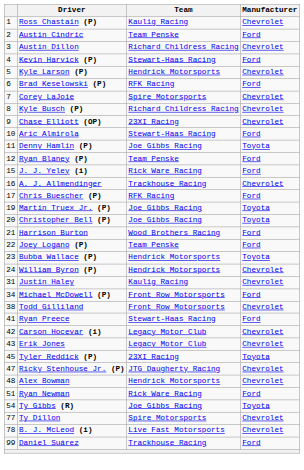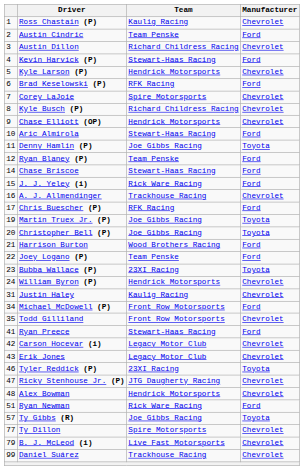(154, 122) 23XI Racing -> (174, 122) Hendrick Motorsports
+ row: (49, 172)
(174, 258) Hendrick Motorsports -> (154, 270) 23XI Racing
(11, 308) 38 -> (11, 320) 35
(11, 357) 45 -> (11, 369) 46
(11, 406) 54 -> (11, 419) 57
(11, 431) 78 -> (11, 443) 79
(251, 443) Ford -> (263, 456) Chevrolet
